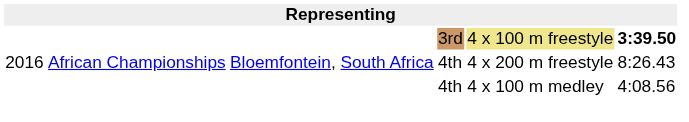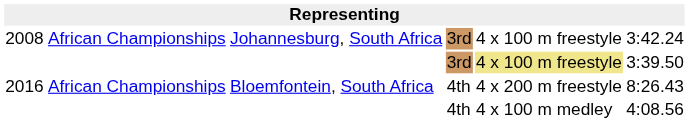+ row: (24, 38)
(647, 38) bold -> (655, 62) normal
